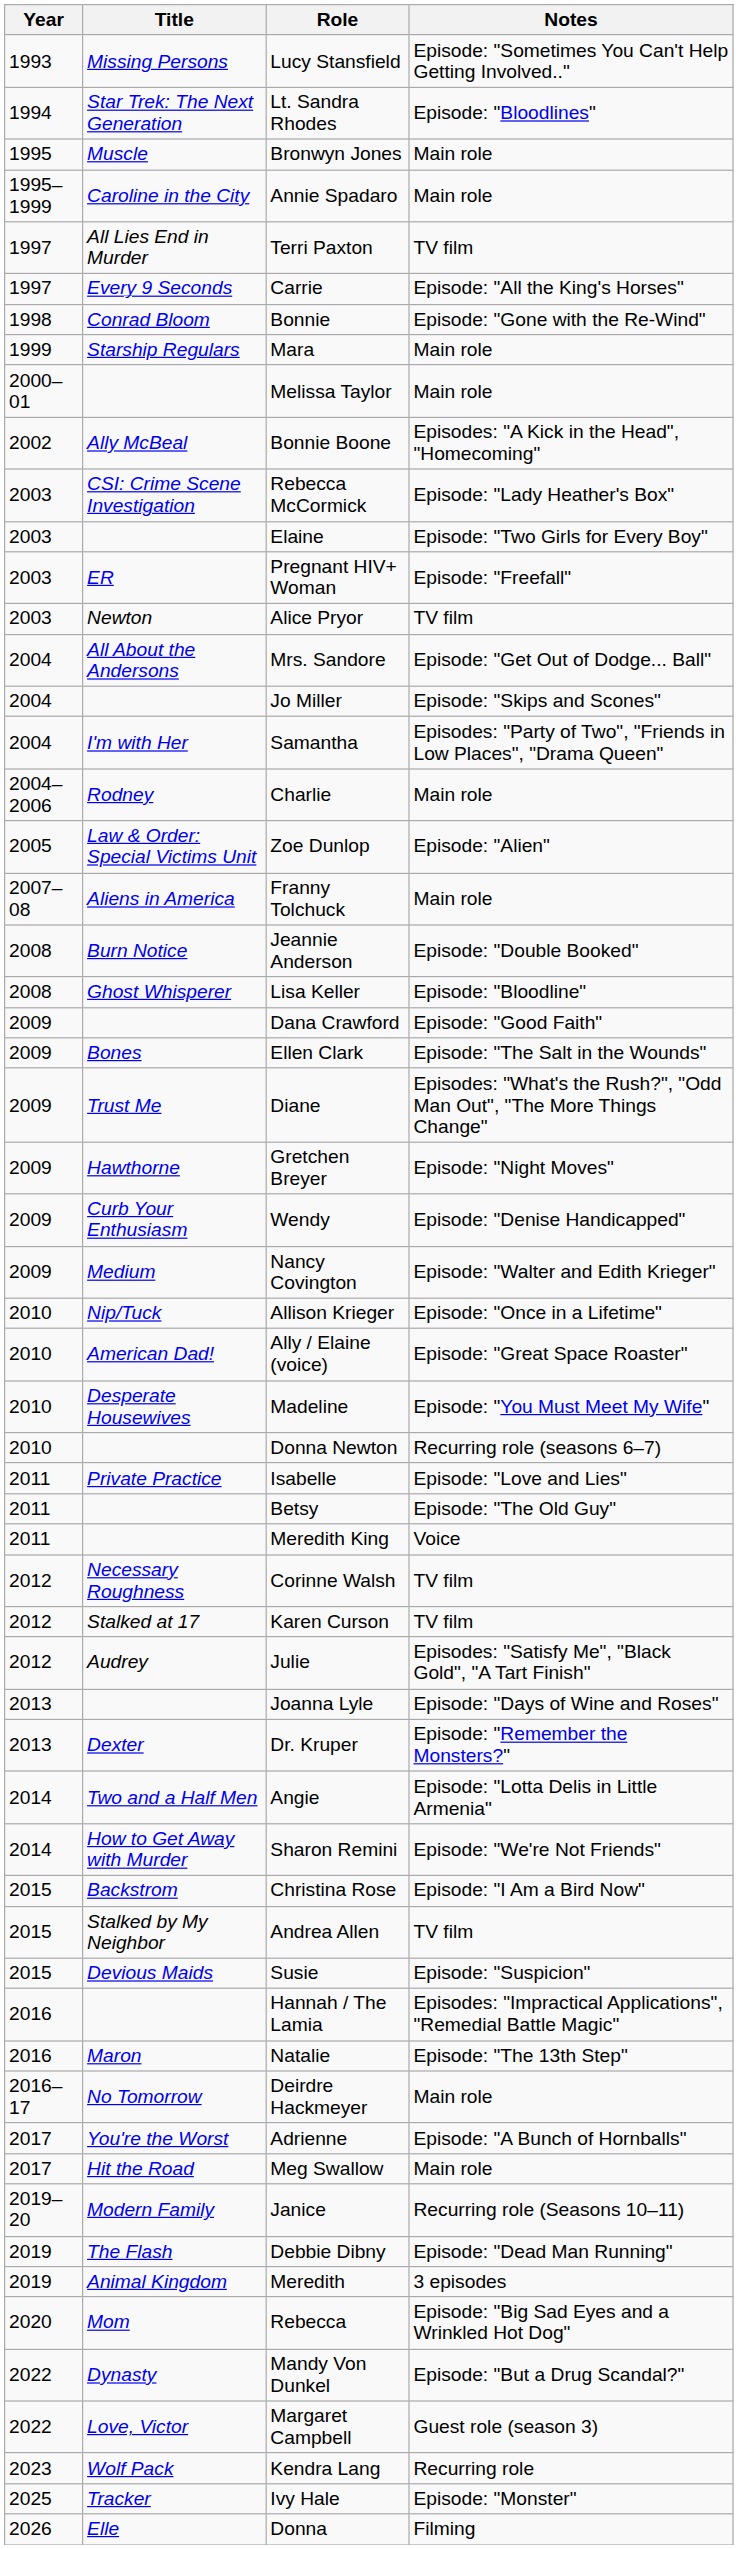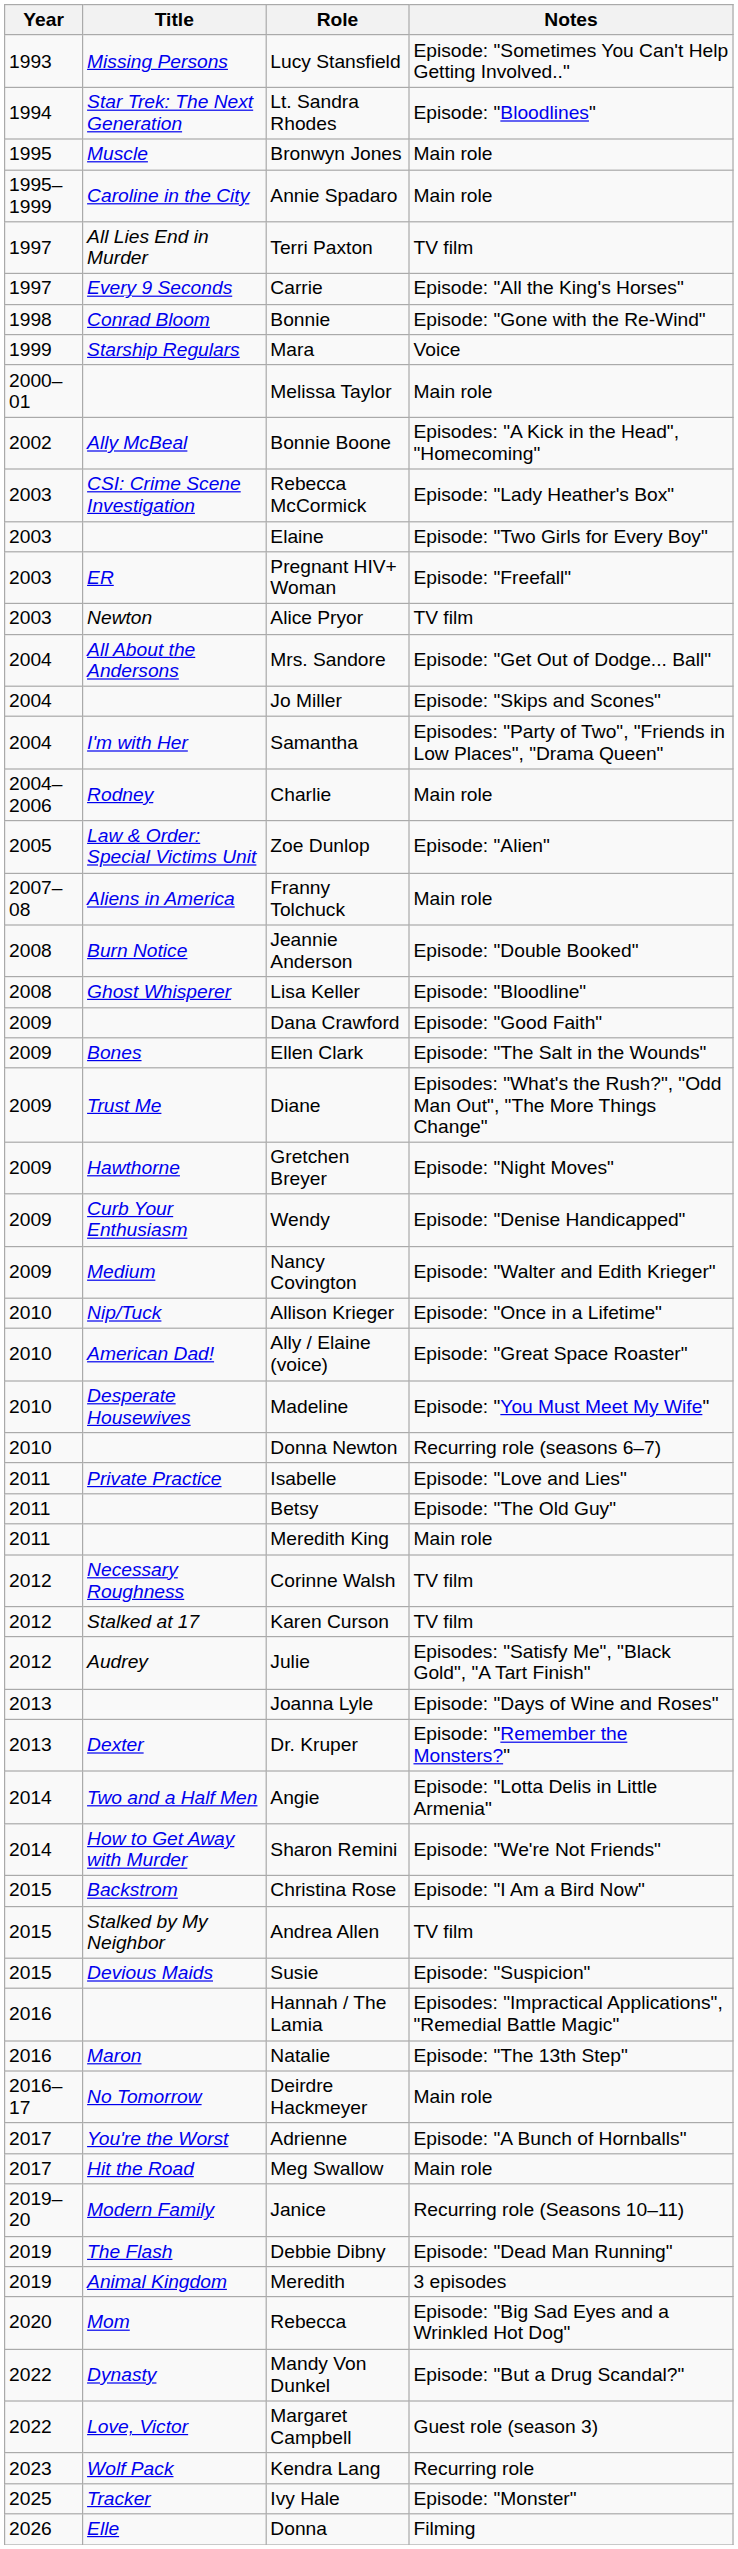(453, 349) Main role -> (437, 349) Voice
(437, 1539) Voice -> (453, 1539) Main role
